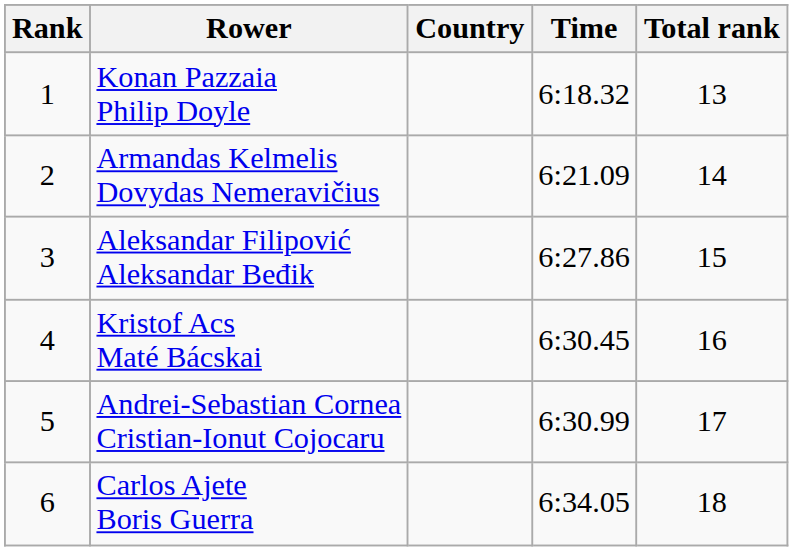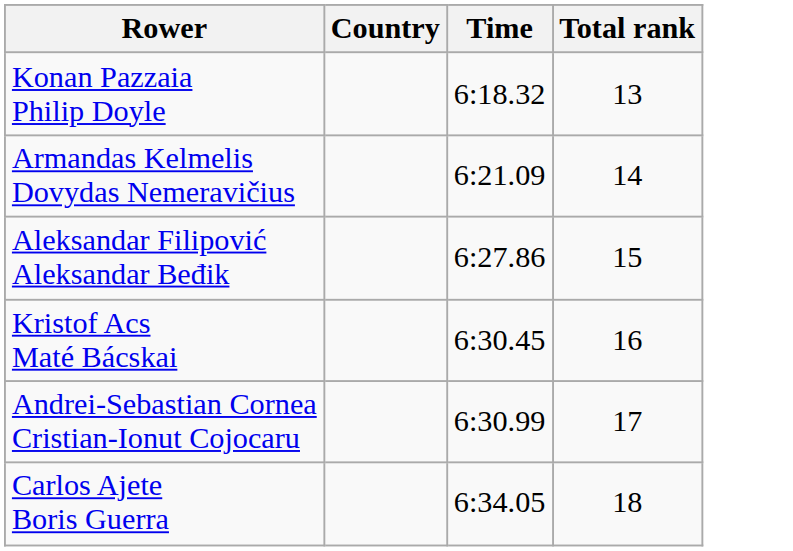- column: (47, 28)
